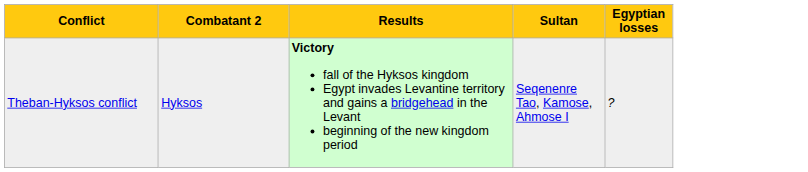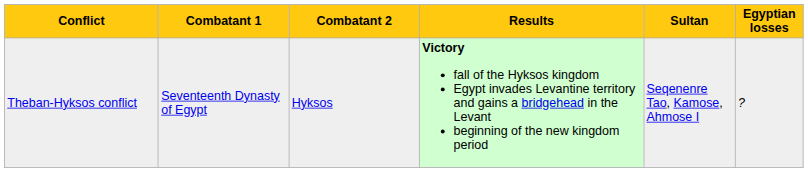+ column: (224, 21)
